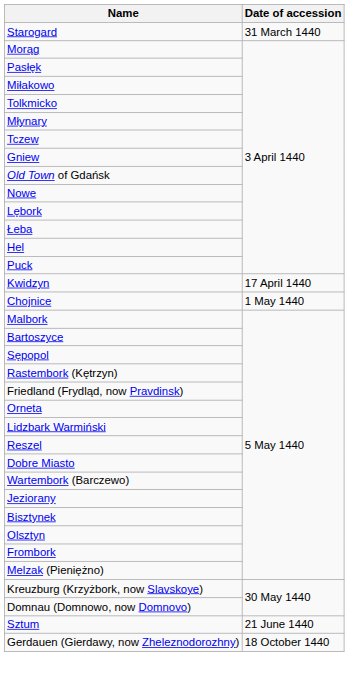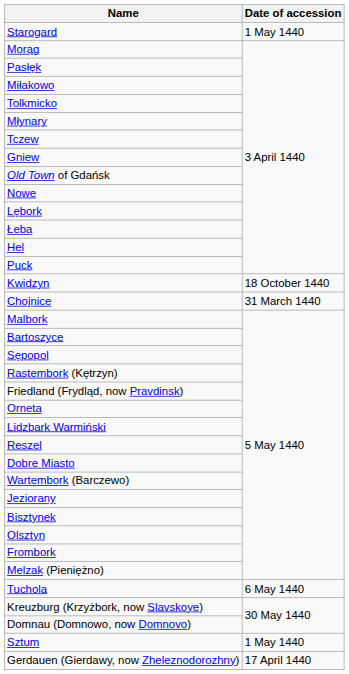(283, 32) 31 March 1440 -> (274, 32) 1 May 1440
(278, 283) 17 April 1440 -> (287, 283) 18 October 1440
(274, 301) 1 May 1440 -> (283, 301) 31 March 1440
+ row: (27, 589)
(279, 625) 21 June 1440 -> (274, 643) 1 May 1440
(287, 643) 18 October 1440 -> (278, 661) 17 April 1440
